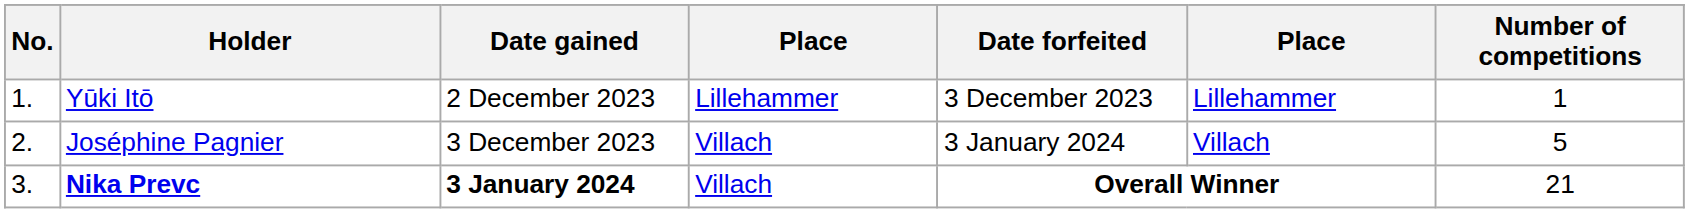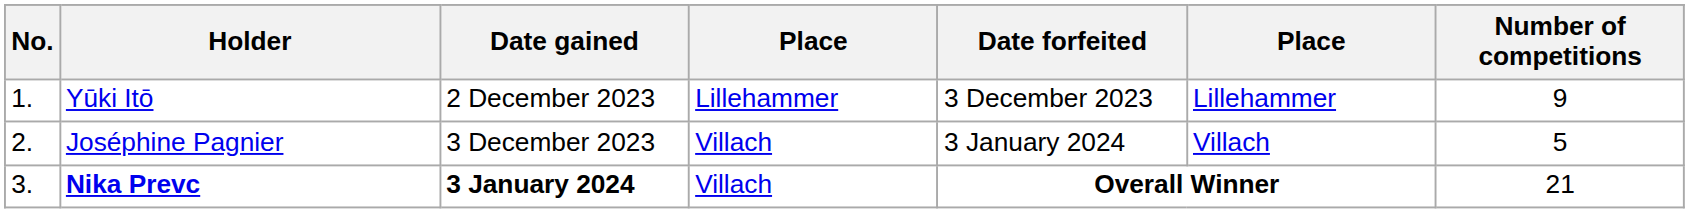(1560, 99) 1 -> (1560, 99) 9
